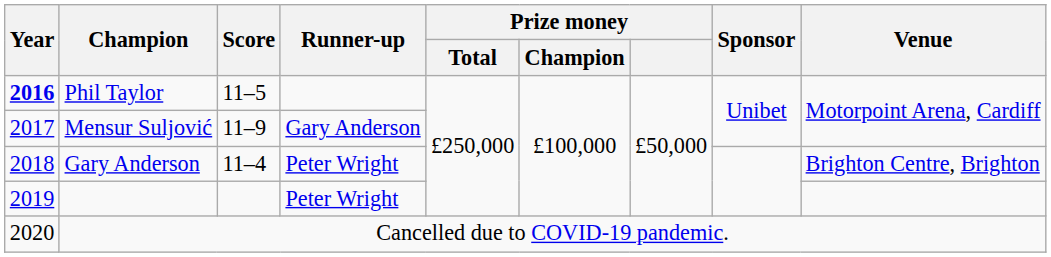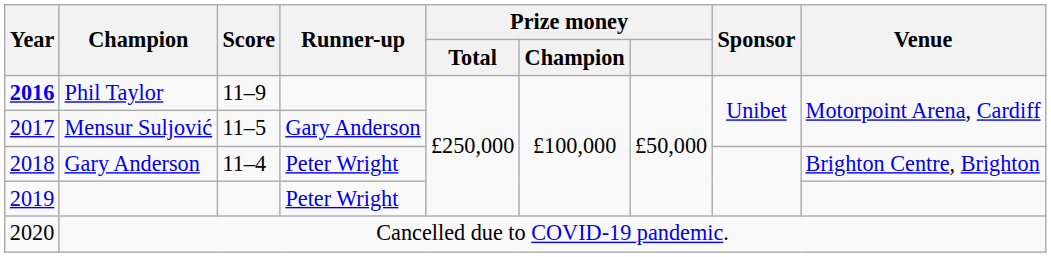(244, 92) 11–5 -> (244, 92) 11–9
(244, 127) 11–9 -> (244, 127) 11–5
